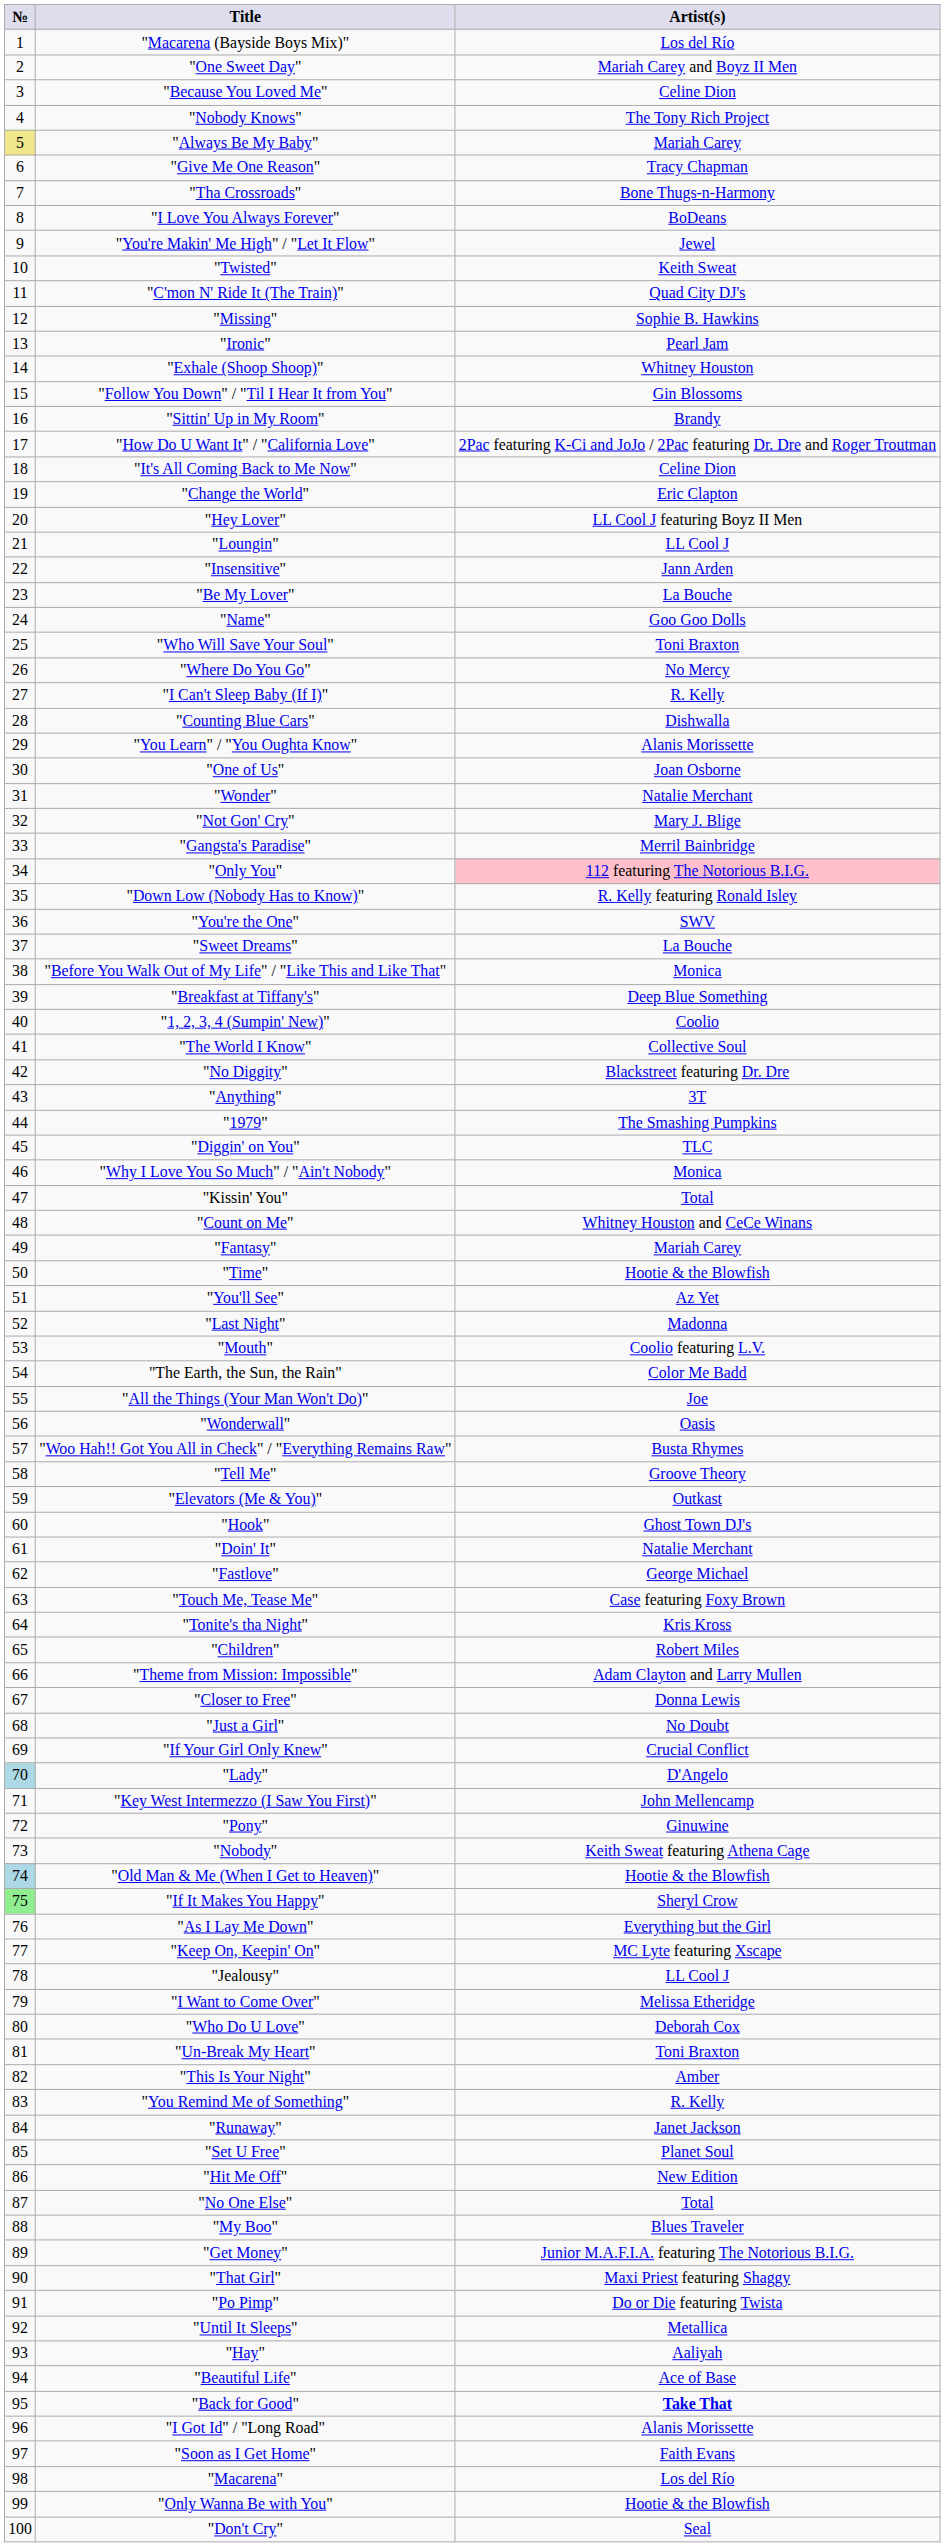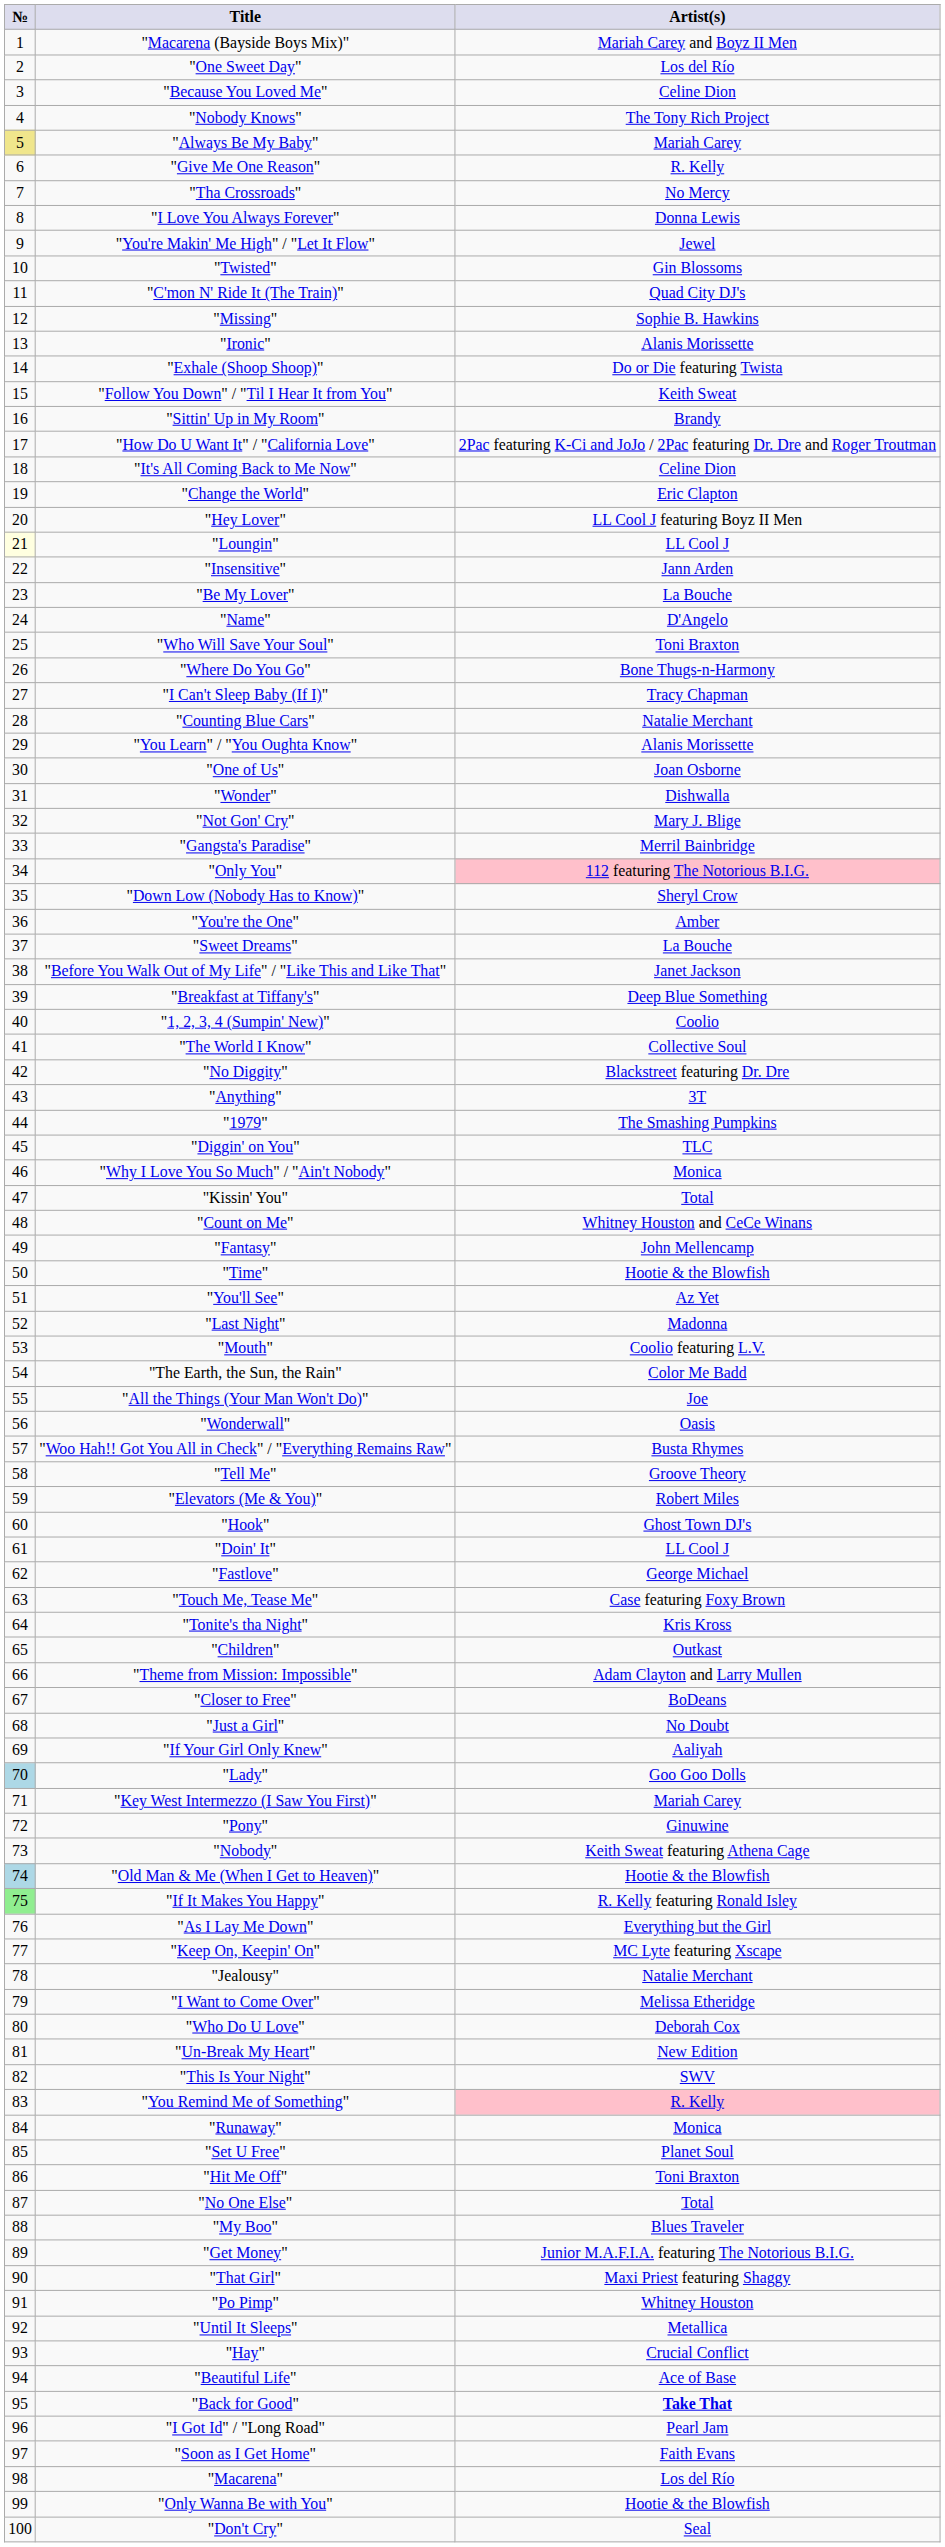(697, 42) Los del Río -> (697, 42) Mariah Carey and Boyz II Men
(697, 67) Mariah Carey and Boyz II Men -> (697, 67) Los del Río
(697, 167) Tracy Chapman -> (697, 167) R. Kelly
(697, 192) Bone Thugs-n-Harmony -> (697, 192) No Mercy
(697, 218) BoDeans -> (697, 218) Donna Lewis
(697, 268) Keith Sweat -> (697, 268) Gin Blossoms
(697, 343) Pearl Jam -> (697, 343) Alanis Morissette
(697, 368) Whitney Houston -> (697, 368) Do or Die featuring Twista
(697, 393) Gin Blossoms -> (697, 393) Keith Sweat
(20, 544) no background -> (20, 544) lightyellow background
(697, 619) Goo Goo Dolls -> (697, 619) D'Angelo
(697, 670) No Mercy -> (697, 670) Bone Thugs-n-Harmony
(697, 695) R. Kelly -> (697, 695) Tracy Chapman
(697, 720) Dishwalla -> (697, 720) Natalie Merchant
(697, 795) Natalie Merchant -> (697, 795) Dishwalla
(697, 896) R. Kelly featuring Ronald Isley -> (697, 896) Sheryl Crow
(697, 921) SWV -> (697, 921) Amber
(697, 971) Monica -> (697, 971) Janet Jackson
(697, 1248) Mariah Carey -> (697, 1248) John Mellencamp
(697, 1499) Outkast -> (697, 1499) Robert Miles
(697, 1549) Natalie Merchant -> (697, 1549) LL Cool J
(697, 1649) Robert Miles -> (697, 1649) Outkast
(697, 1700) Donna Lewis -> (697, 1700) BoDeans
(697, 1750) Crucial Conflict -> (697, 1750) Aaliyah
(697, 1775) D'Angelo -> (697, 1775) Goo Goo Dolls
(697, 1800) John Mellencamp -> (697, 1800) Mariah Carey
(697, 1901) Sheryl Crow -> (697, 1901) R. Kelly featuring Ronald Isley
(697, 1976) LL Cool J -> (697, 1976) Natalie Merchant
(697, 2051) Toni Braxton -> (697, 2051) New Edition
(697, 2077) Amber -> (697, 2077) SWV
(697, 2102) no background -> (697, 2102) pink background
(697, 2127) Janet Jackson -> (697, 2127) Monica
(697, 2177) New Edition -> (697, 2177) Toni Braxton
(697, 2303) Do or Die featuring Twista -> (697, 2303) Whitney Houston
(697, 2353) Aaliyah -> (697, 2353) Crucial Conflict
(697, 2428) Alanis Morissette -> (697, 2428) Pearl Jam
